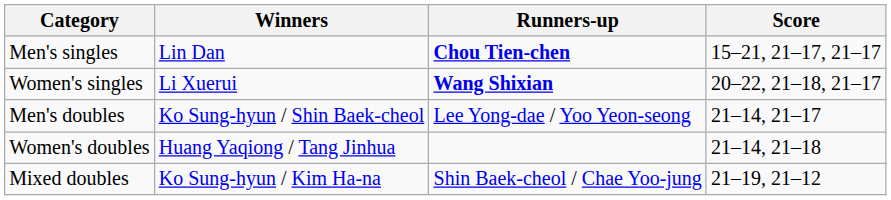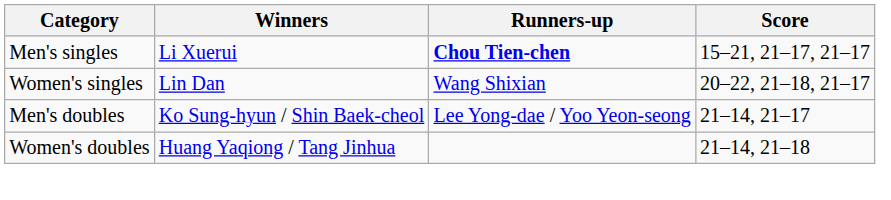(192, 52) Lin Dan -> (198, 52) Li Xuerui
(198, 83) Li Xuerui -> (192, 83) Lin Dan
(493, 83) bold -> (490, 83) normal
- row: (69, 178)
